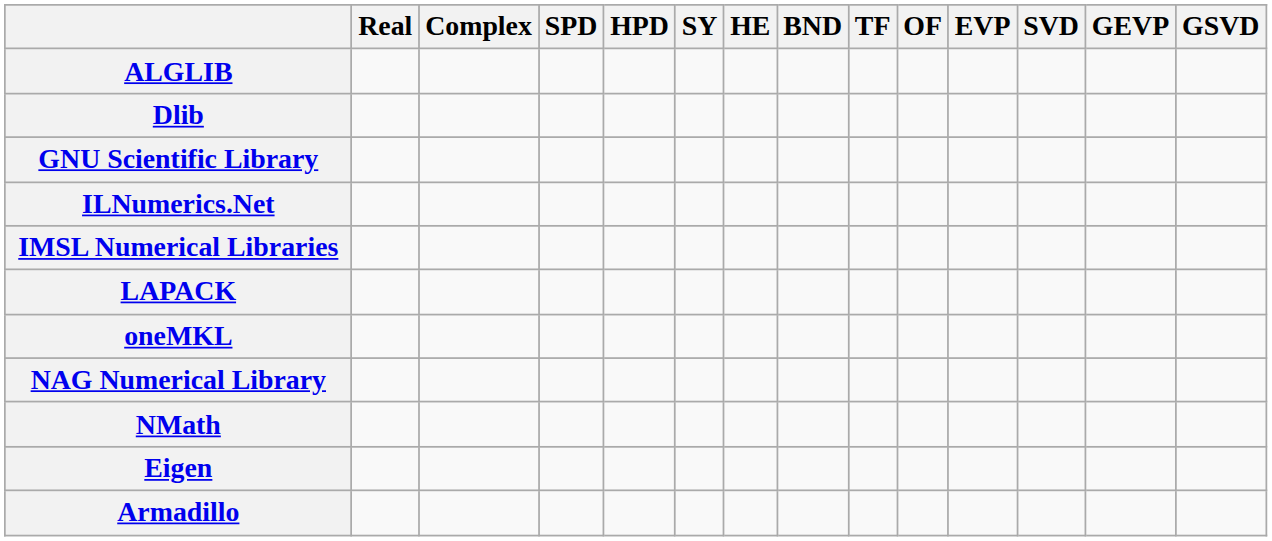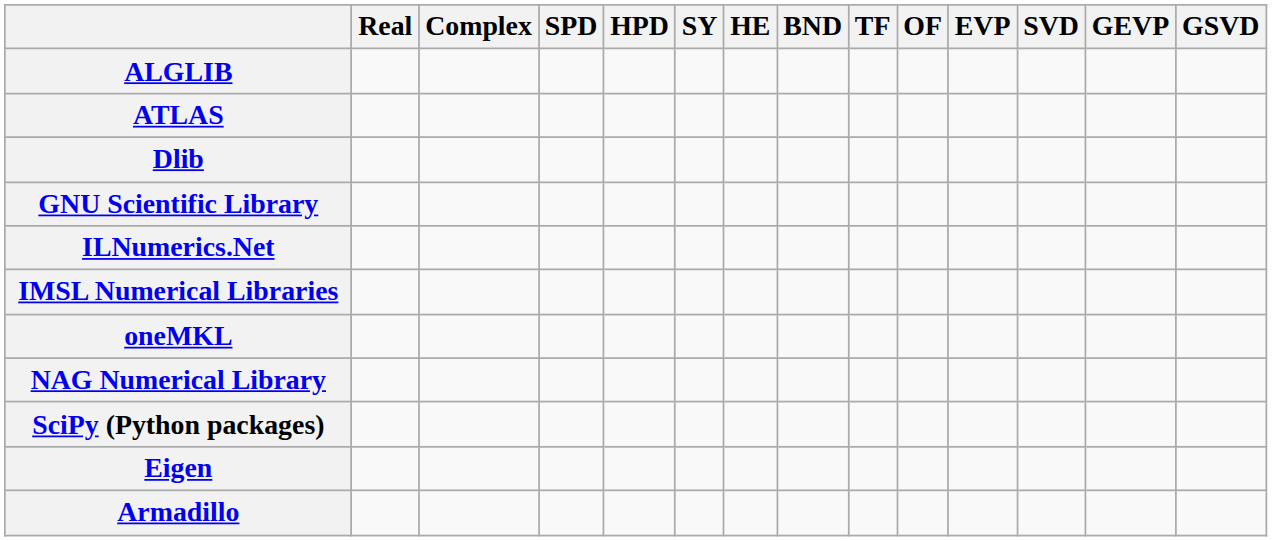+ row: (178, 114)
- row: (178, 291)
- row: (178, 423)
+ row: (178, 423)
